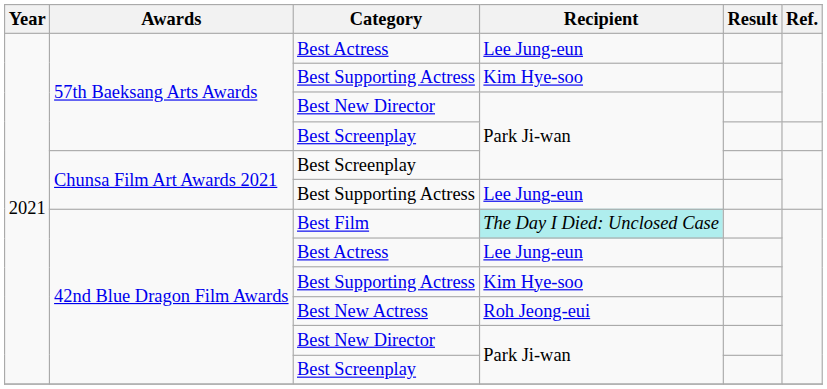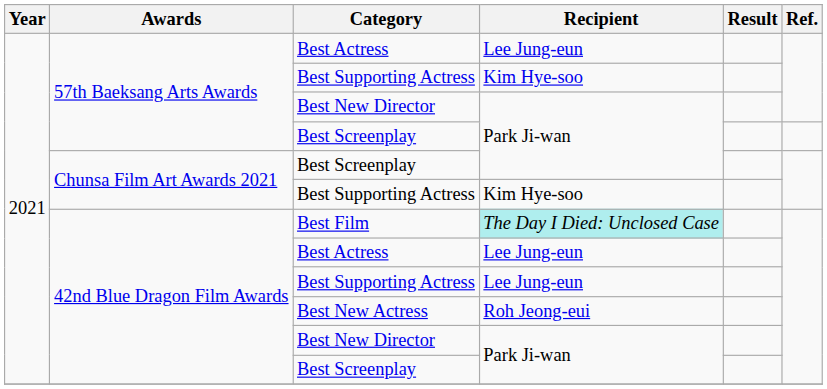(533, 194) Lee Jung-eun -> (533, 194) Kim Hye-soo
(533, 281) Kim Hye-soo -> (533, 281) Lee Jung-eun
